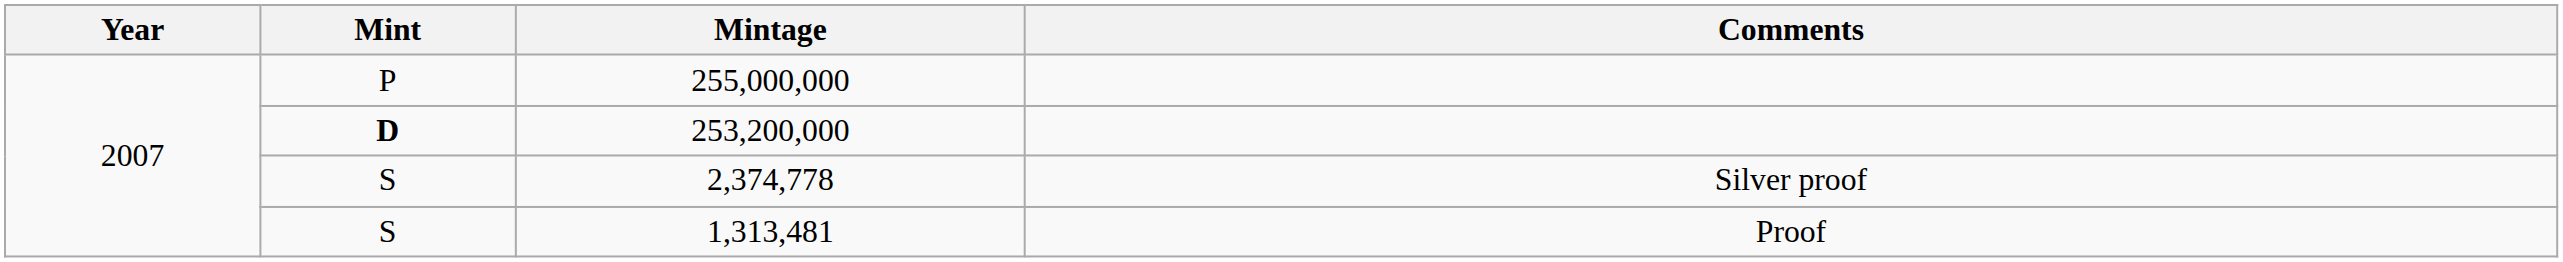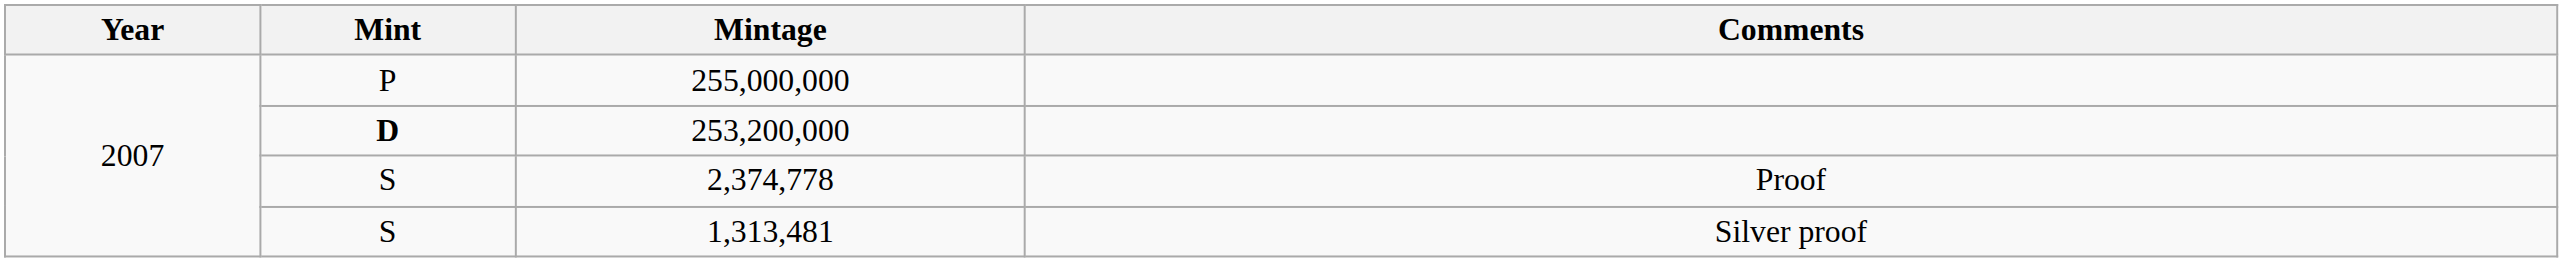(1791, 180) Silver proof -> (1791, 180) Proof
(1791, 230) Proof -> (1791, 230) Silver proof
